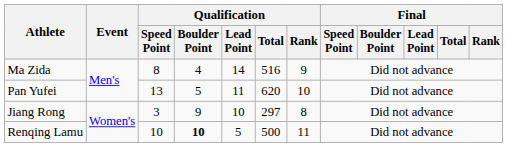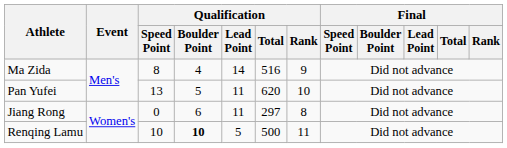(156, 111) 3 -> (156, 111) 0
(198, 111) 9 -> (198, 111) 6
(238, 111) 10 -> (238, 111) 11
